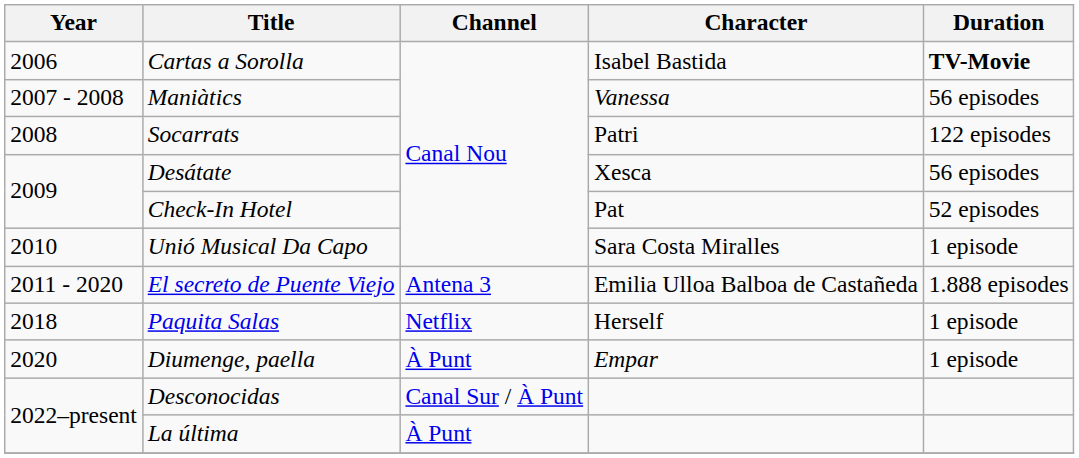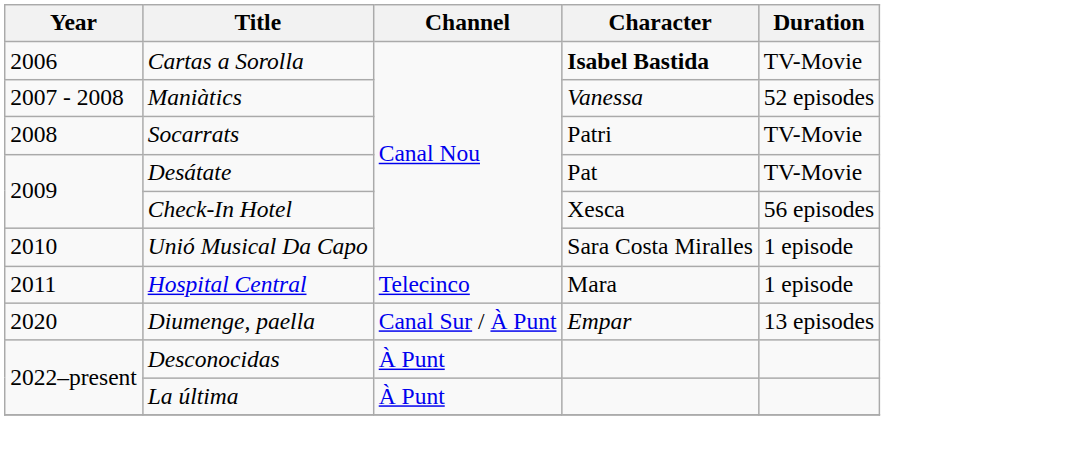(660, 60) normal -> (638, 60) bold
(980, 60) bold -> (813, 60) normal
(984, 97) 56 episodes -> (819, 97) 52 episodes
(990, 135) 122 episodes -> (813, 135) TV-Movie
(623, 172) Xesca -> (582, 172) Pat
(984, 172) 56 episodes -> (813, 172) TV-Movie
(609, 209) Pat -> (596, 209) Xesca
(984, 209) 52 episodes -> (819, 209) 56 episodes
+ row: (227, 284)
- row: (271, 284)
- row: (213, 321)
(438, 358) À Punt -> (468, 321) Canal Sur / À Punt
(974, 358) 1 episode -> (819, 321) 13 episodes
(494, 396) Canal Sur / À Punt -> (412, 358) À Punt
